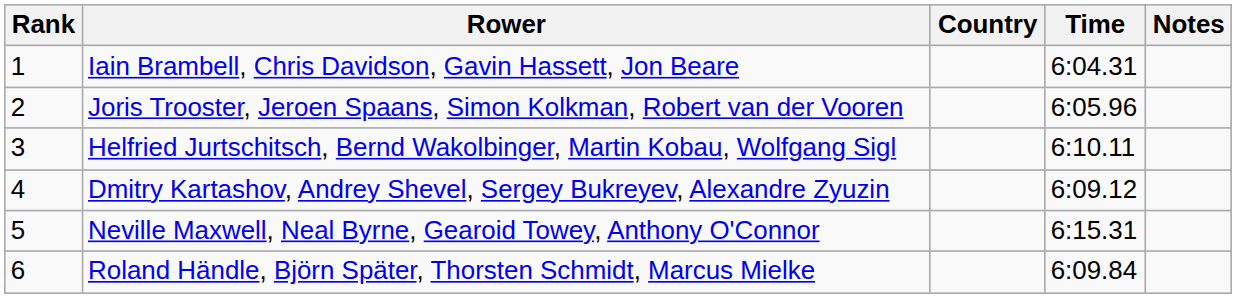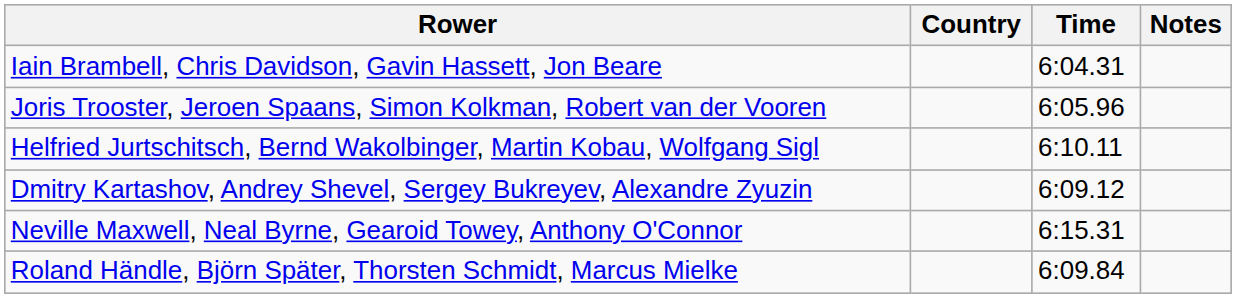- column: (43, 25)
